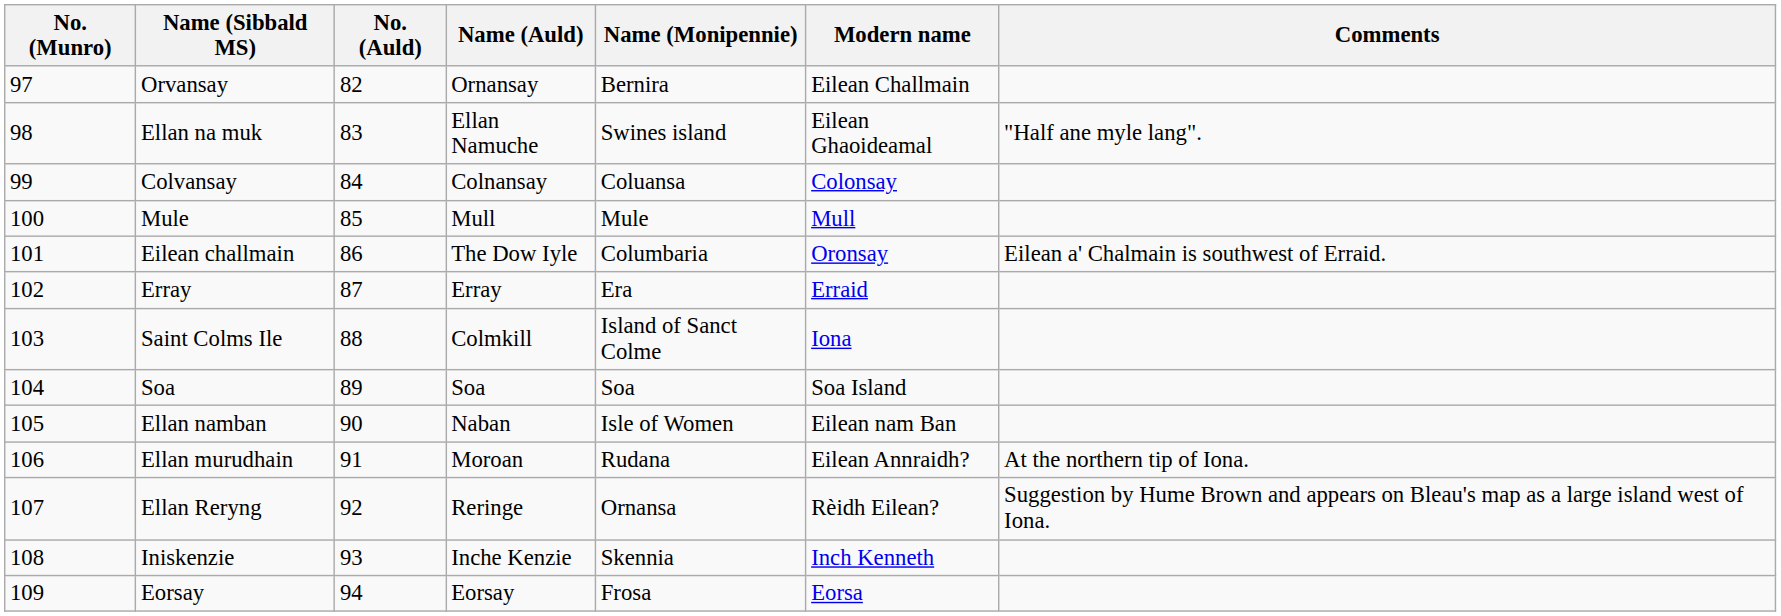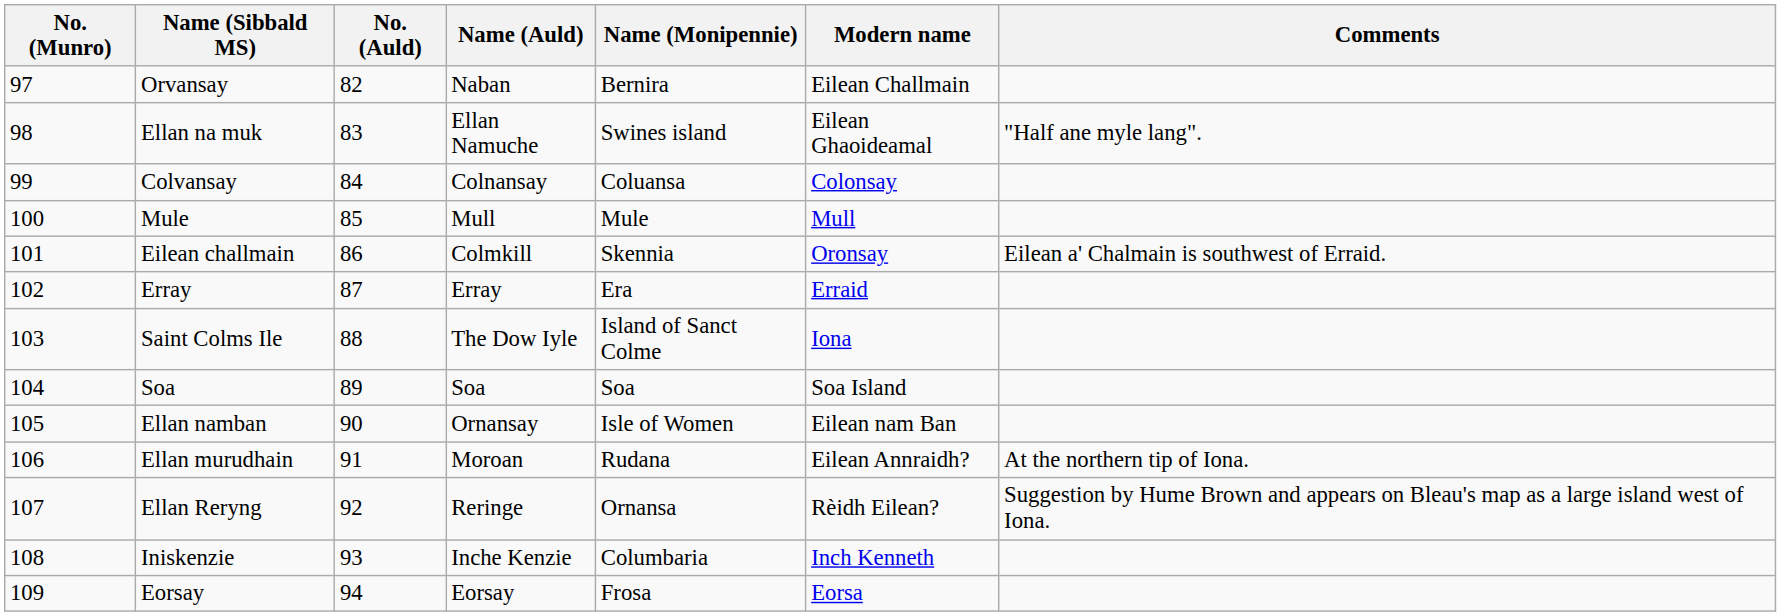(495, 84) Ornansay -> (481, 84) Naban
(514, 253) The Dow Iyle -> (492, 253) Colmkill
(654, 253) Columbaria -> (637, 253) Skennia
(492, 338) Colmkill -> (514, 338) The Dow Iyle
(481, 423) Naban -> (495, 423) Ornansay
(637, 557) Skennia -> (654, 557) Columbaria
